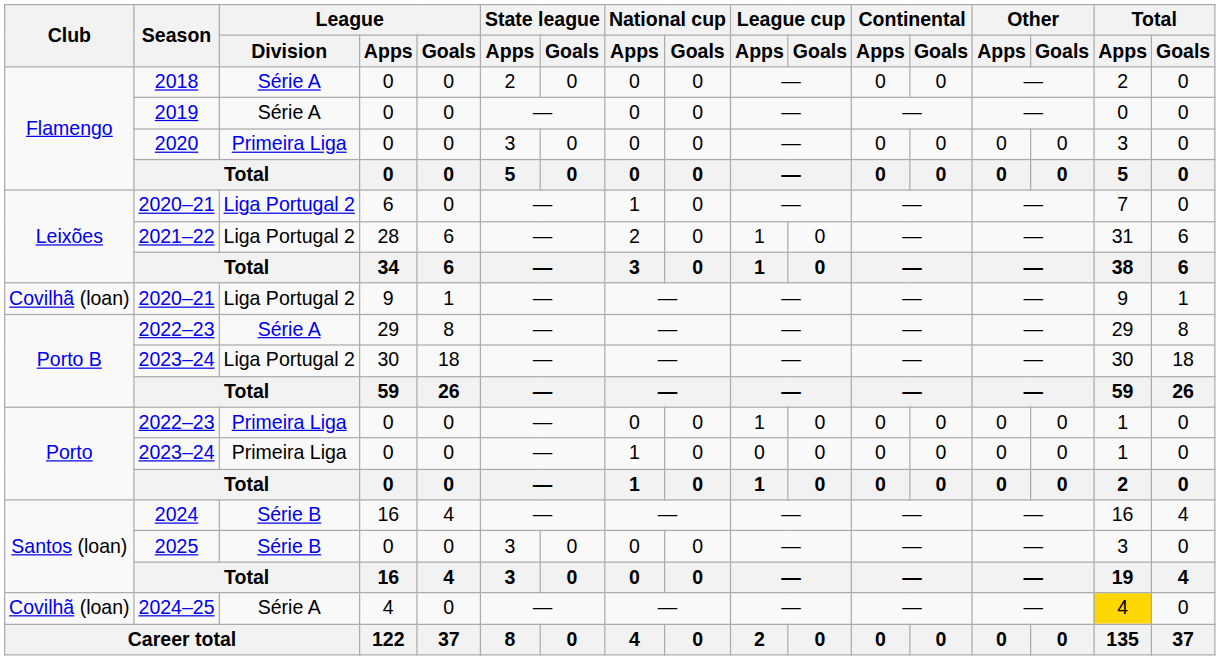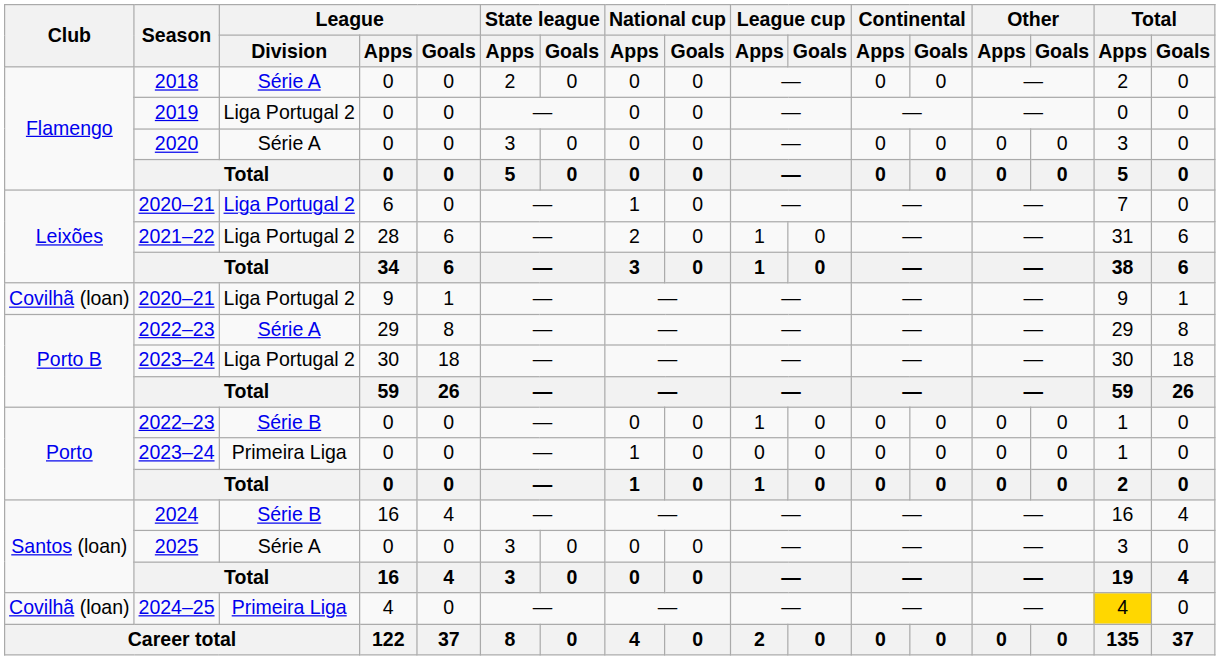(289, 112) Série A -> (289, 112) Liga Portugal 2
(289, 143) Primeira Liga -> (289, 143) Série A
(289, 422) Primeira Liga -> (289, 422) Série B
(289, 546) Série B -> (289, 546) Série A
(289, 608) Série A -> (289, 608) Primeira Liga
